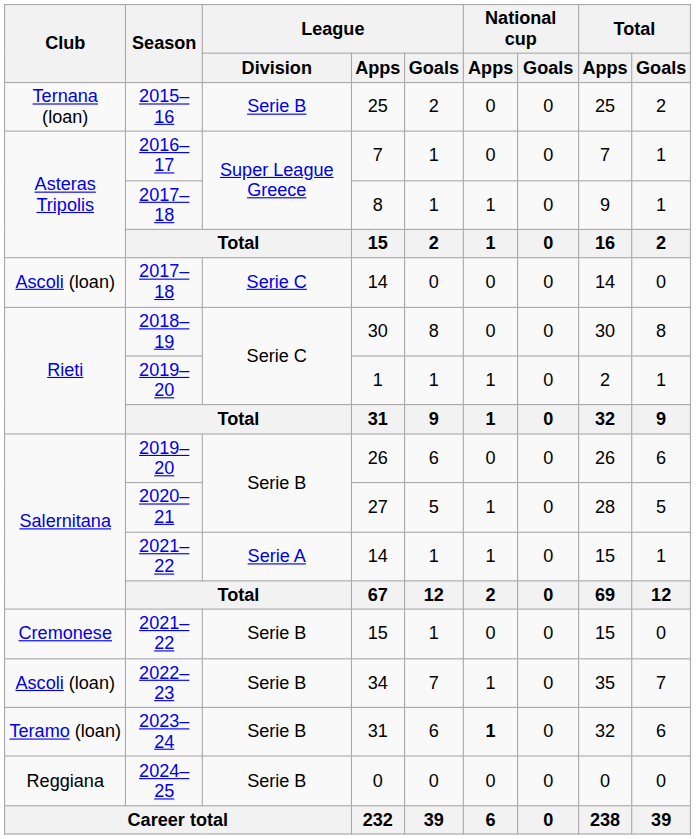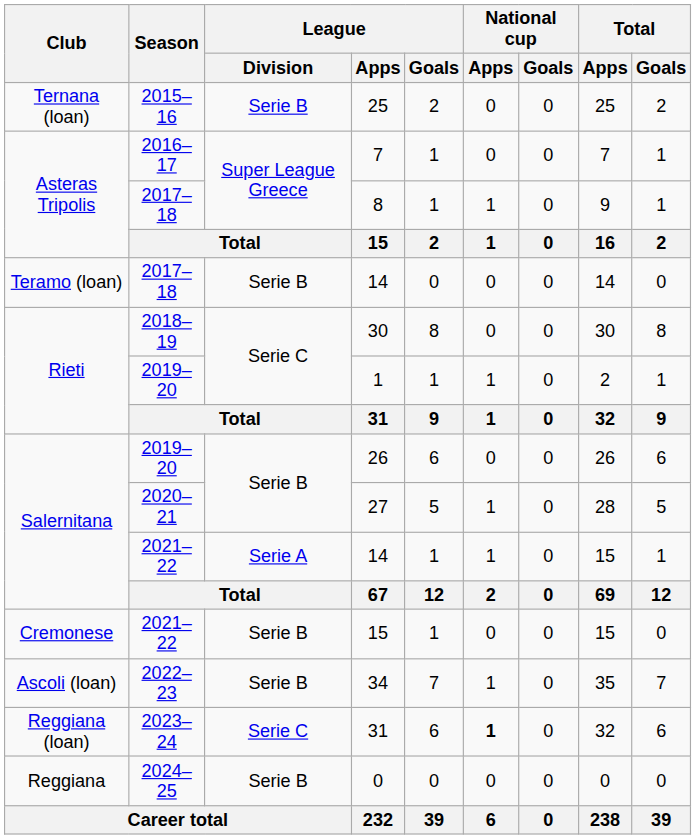(65, 282) Ascoli (loan) -> (67, 282) Teramo (loan)
(277, 282) Serie C -> (278, 282) Serie B
(65, 731) Teramo (loan) -> (67, 731) Reggiana (loan)
(277, 731) Serie B -> (278, 731) Serie C
